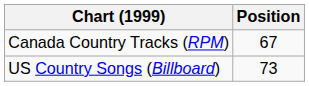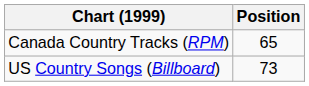(268, 42) 67 -> (268, 42) 65
